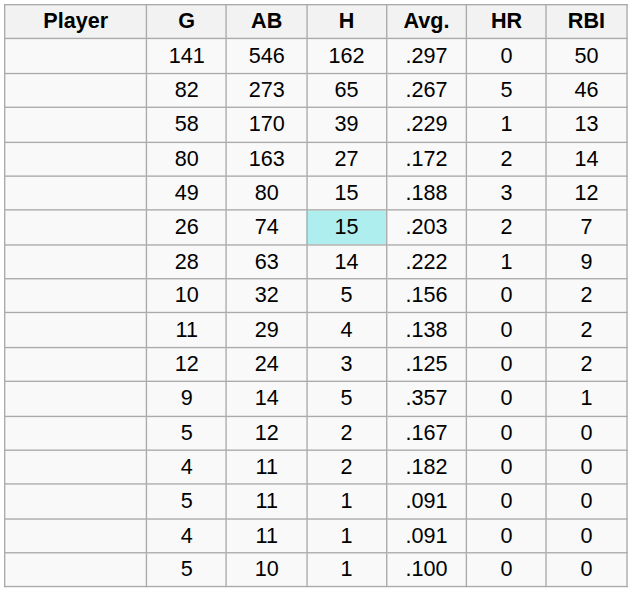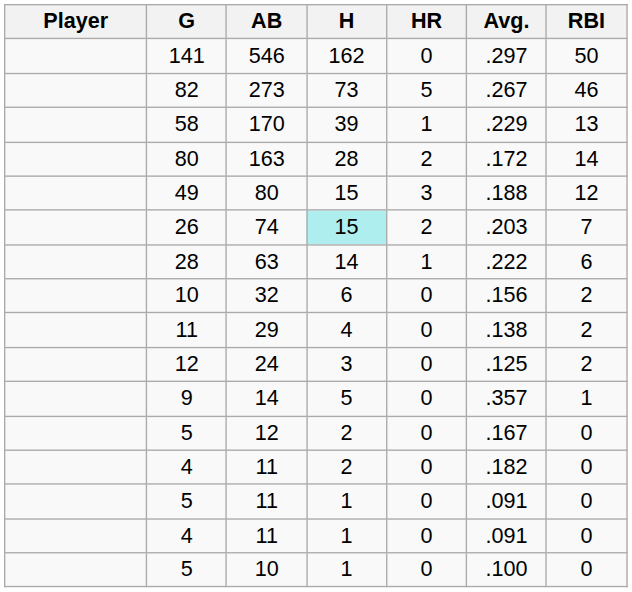columns swapped: (427, 21) <-> (506, 21)
(347, 90) 65 -> (347, 90) 73
(347, 158) 27 -> (347, 158) 28
(586, 261) 9 -> (586, 261) 6
(347, 295) 5 -> (347, 295) 6
